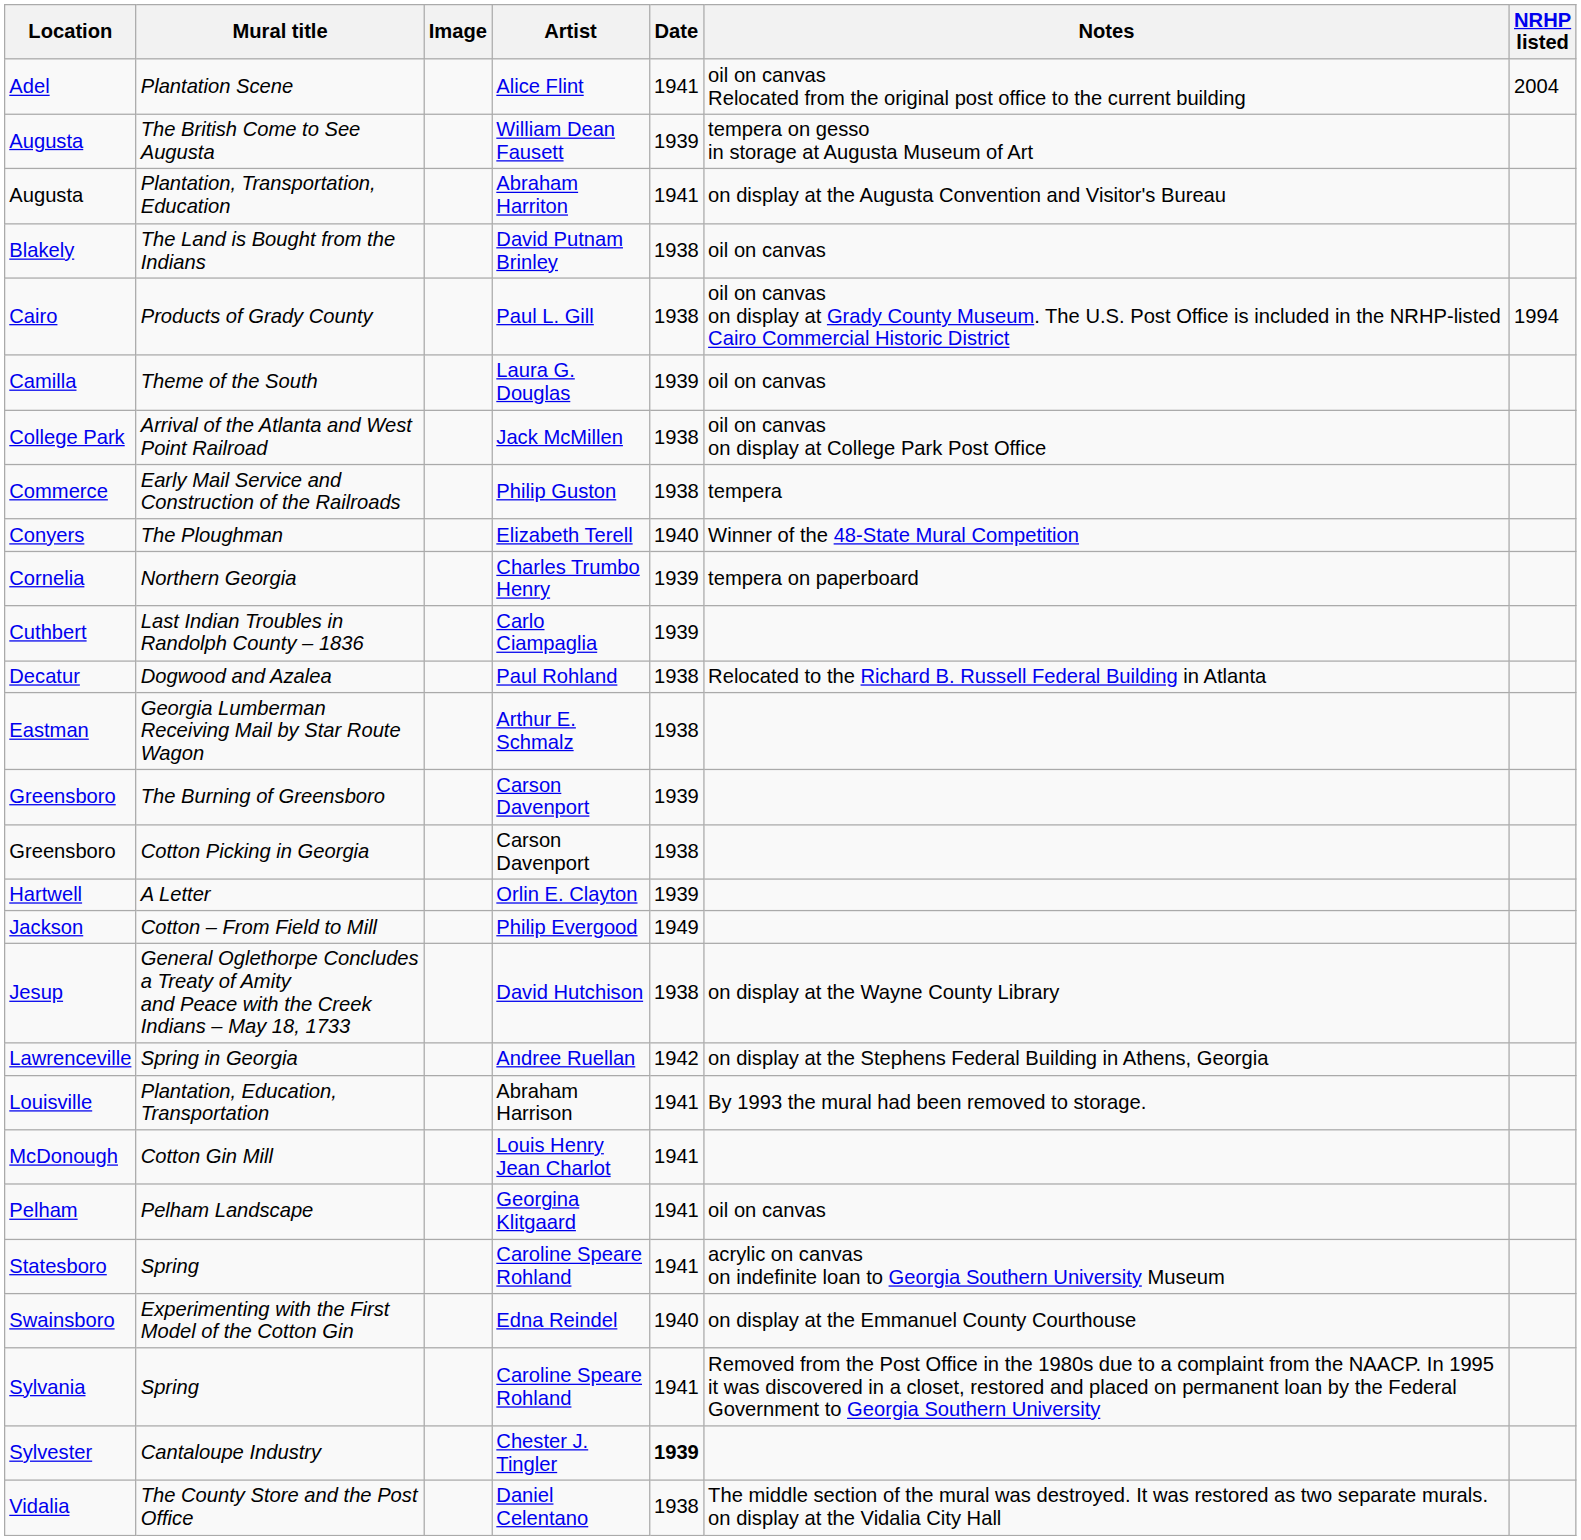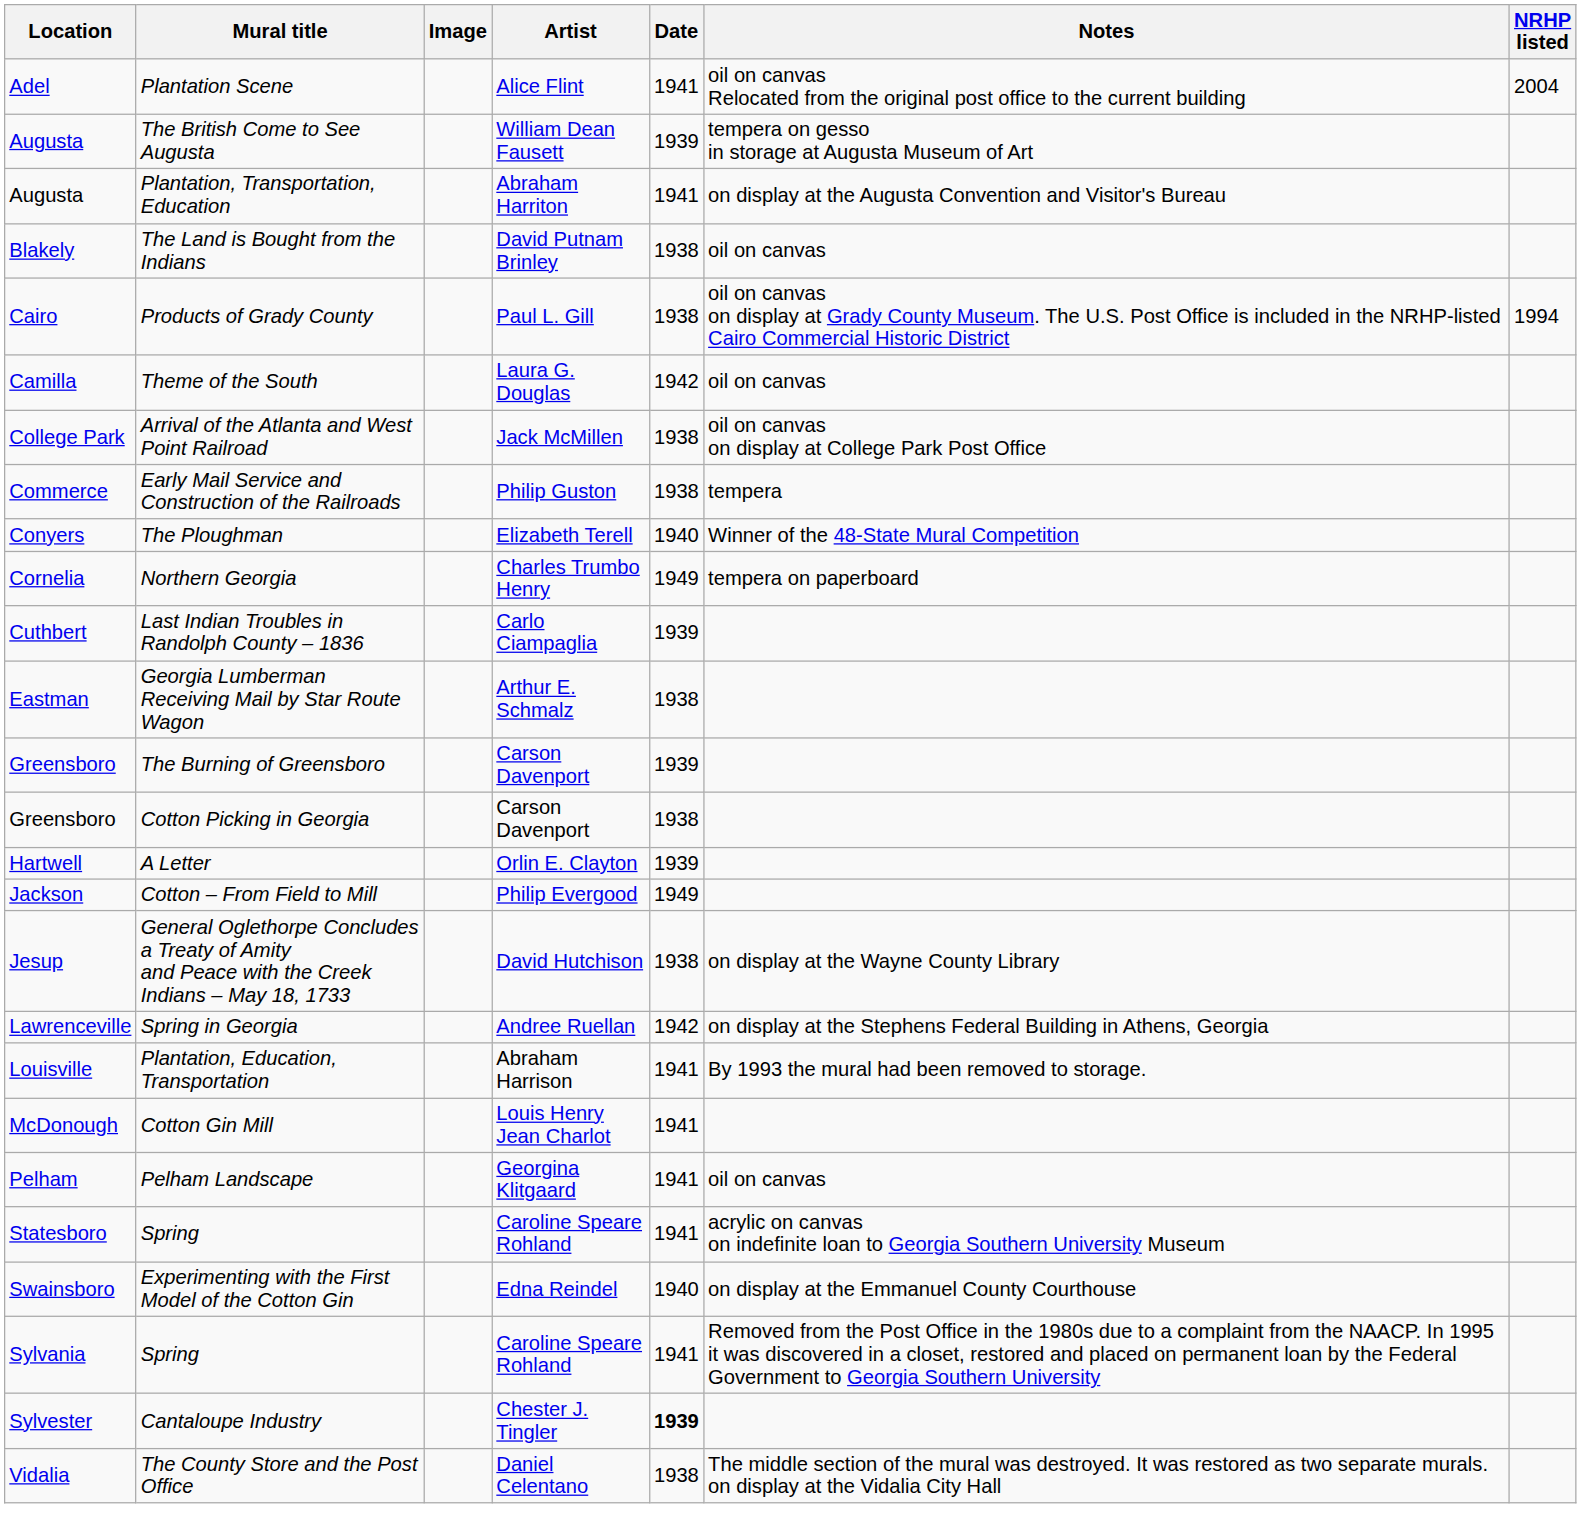(676, 382) 1939 -> (676, 382) 1942
(676, 578) 1939 -> (676, 578) 1949
- row: (45, 676)
